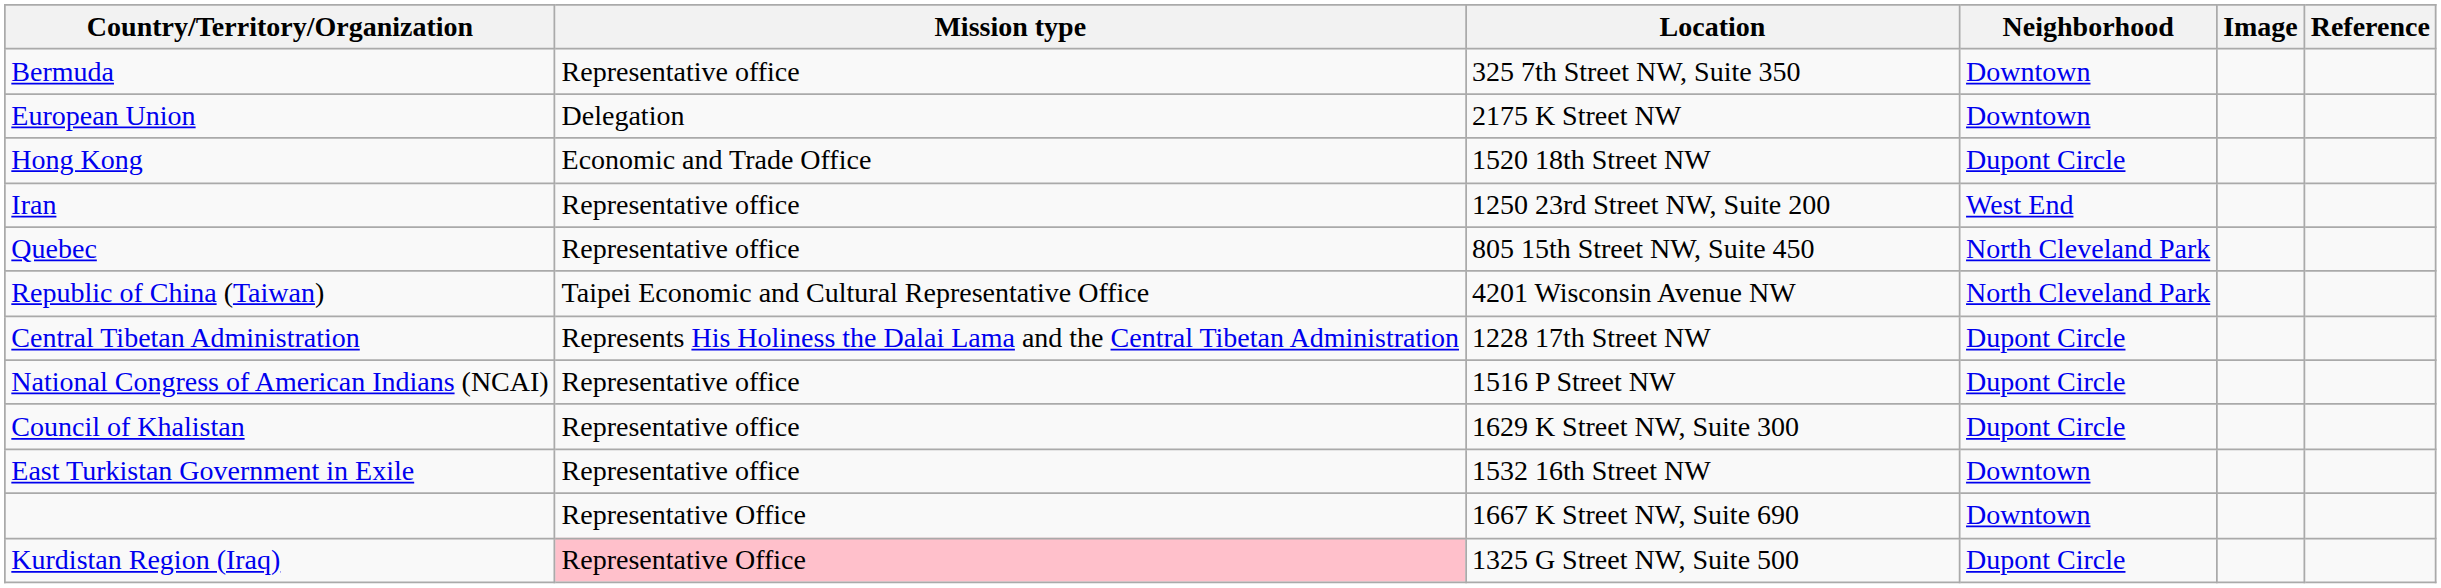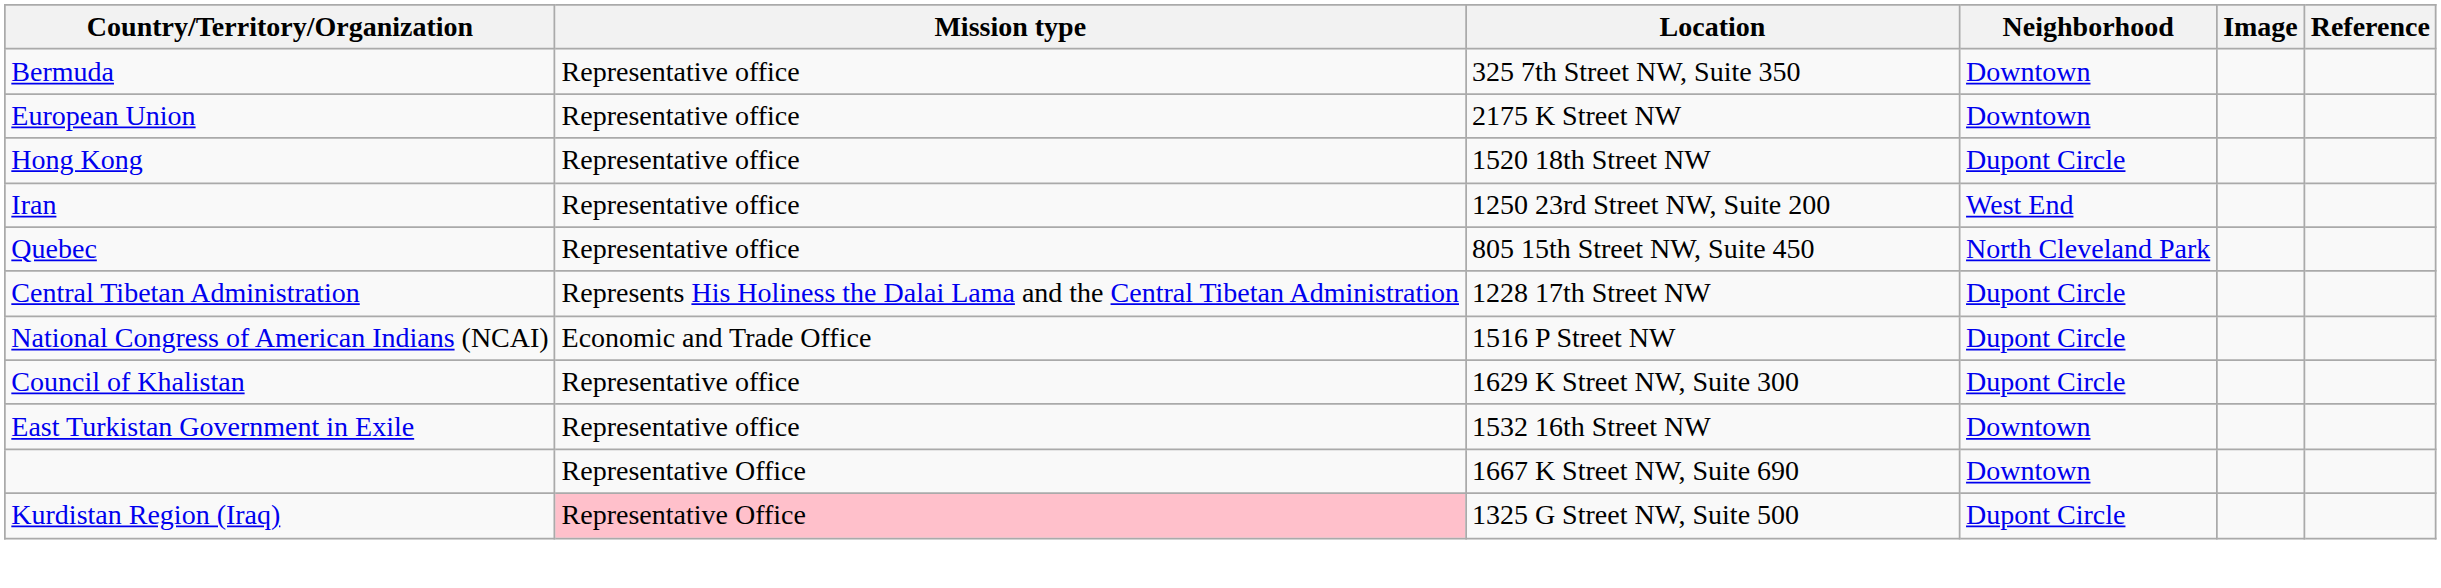(623, 115) Delegation -> (681, 115) Representative office
(716, 159) Economic and Trade Office -> (681, 159) Representative office
- row: (168, 293)
(681, 381) Representative office -> (716, 337) Economic and Trade Office
